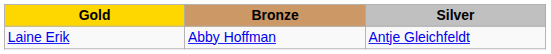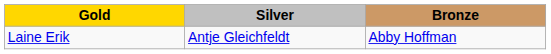columns swapped: (455, 15) <-> (275, 15)
